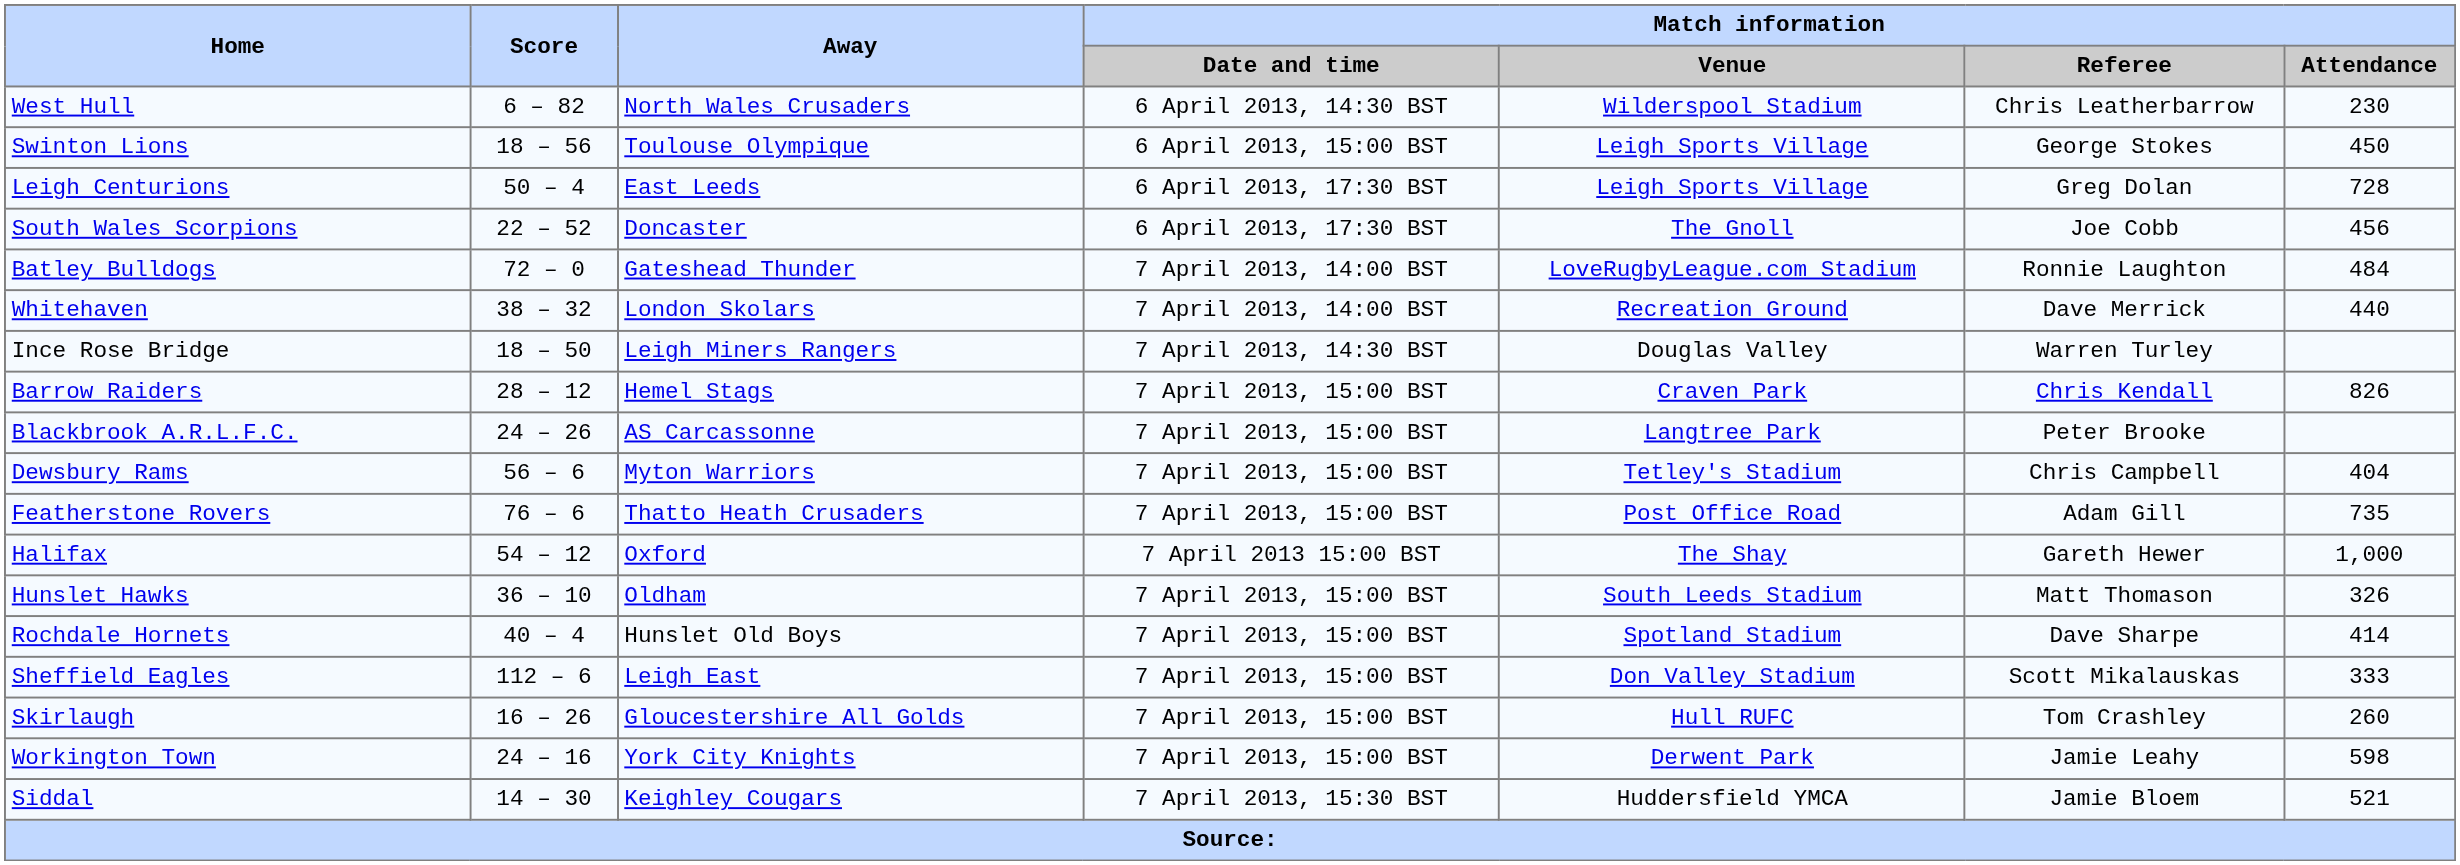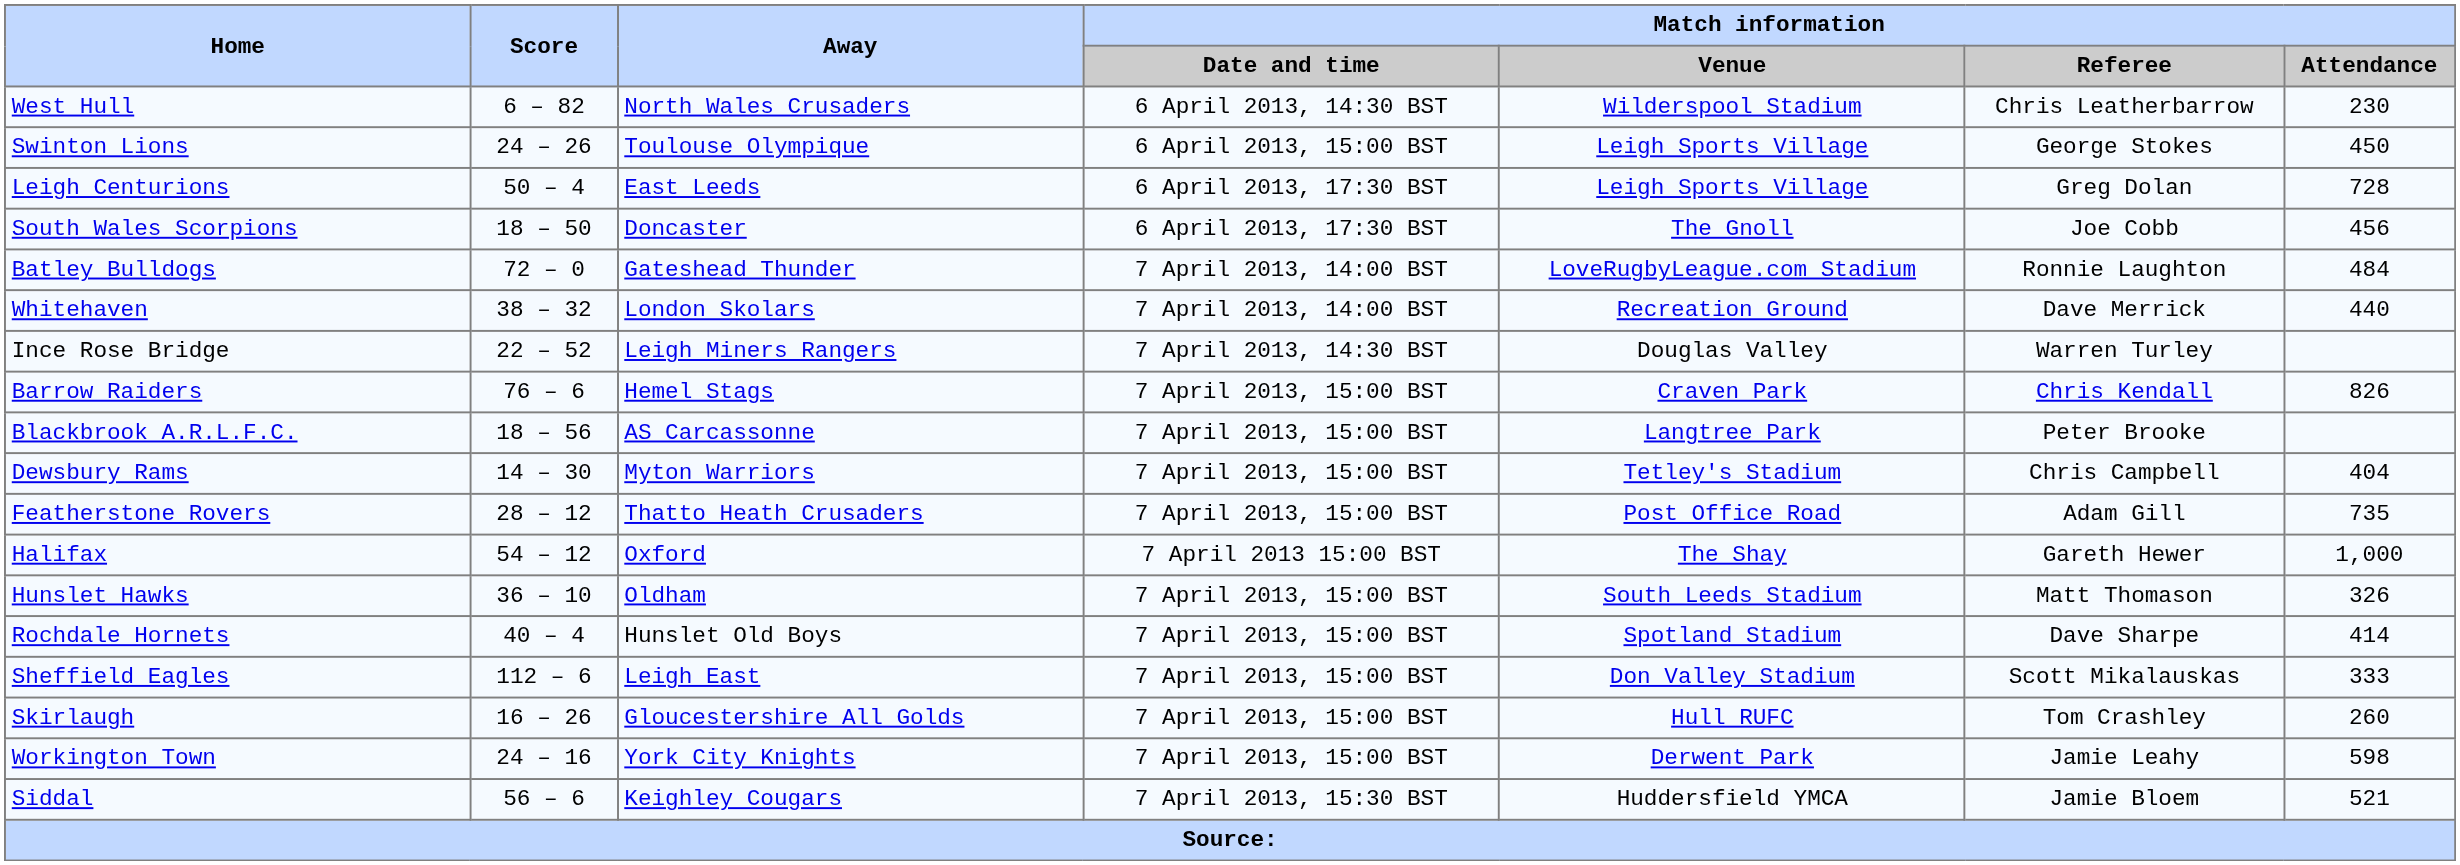(544, 148) 18 – 56 -> (544, 148) 24 – 26
(544, 229) 22 – 52 -> (544, 229) 18 – 50
(544, 351) 18 – 50 -> (544, 351) 22 – 52
(544, 392) 28 – 12 -> (544, 392) 76 – 6
(544, 433) 24 – 26 -> (544, 433) 18 – 56
(544, 473) 56 – 6 -> (544, 473) 14 – 30
(544, 514) 76 – 6 -> (544, 514) 28 – 12
(544, 799) 14 – 30 -> (544, 799) 56 – 6
